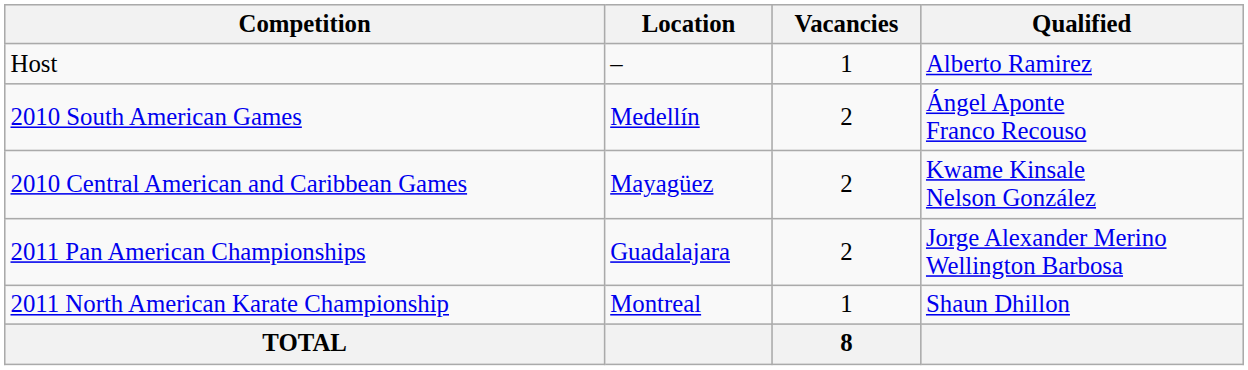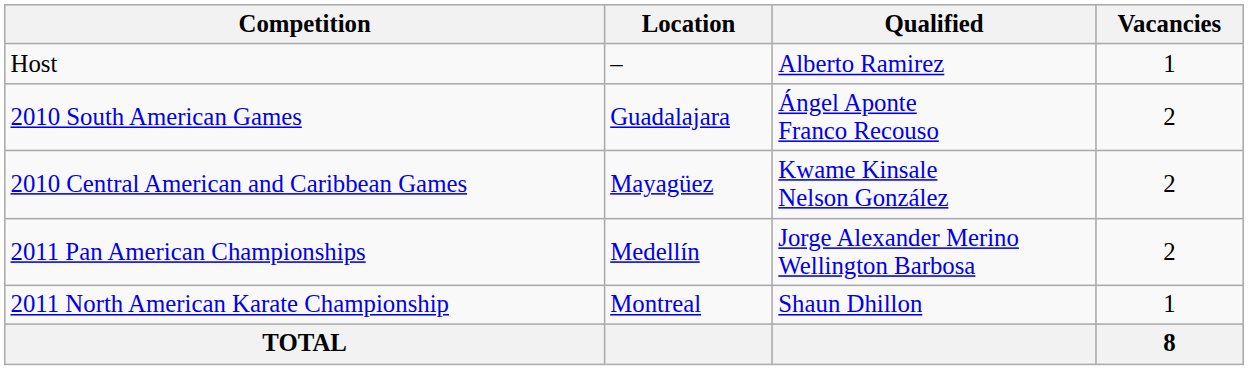columns swapped: (846, 24) <-> (1082, 24)
(655, 116) Medellín -> (670, 116) Guadalajara
(670, 251) Guadalajara -> (655, 251) Medellín
